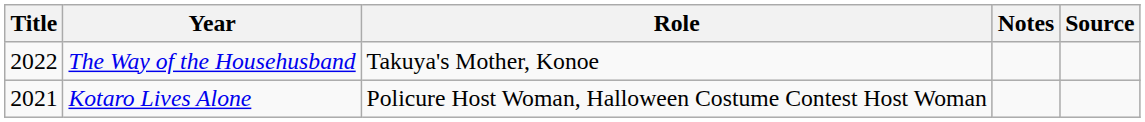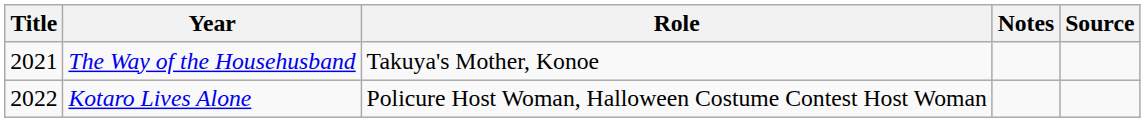(34, 60) 2022 -> (34, 60) 2021
(34, 98) 2021 -> (34, 98) 2022
